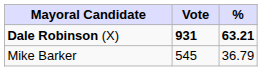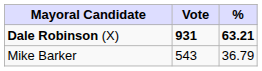(186, 55) 545 -> (186, 55) 543
